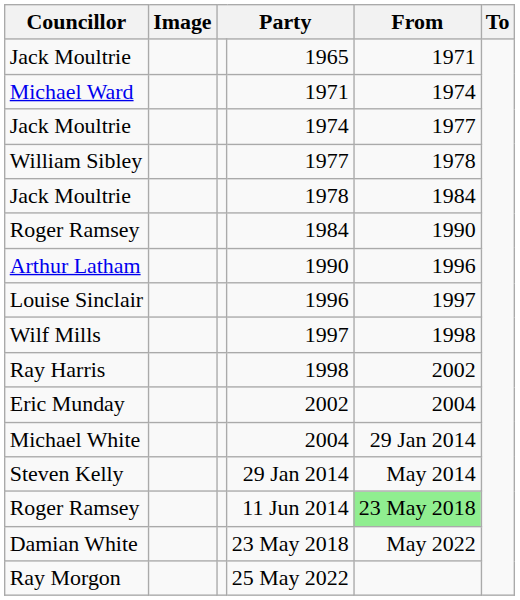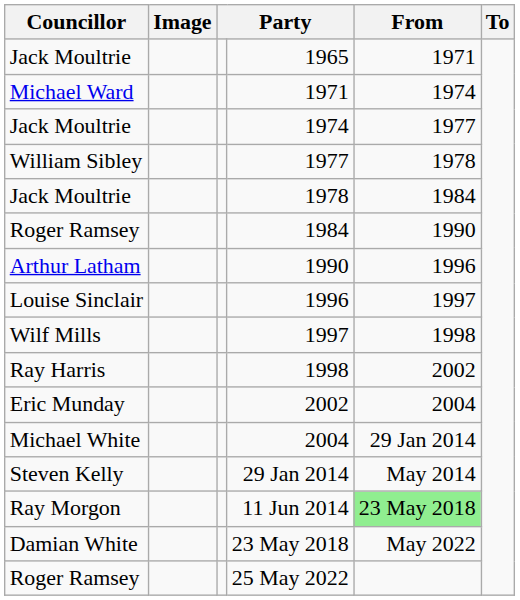(75, 508) Roger Ramsey -> (65, 508) Ray Morgon
(65, 578) Ray Morgon -> (75, 578) Roger Ramsey
